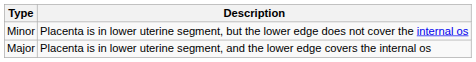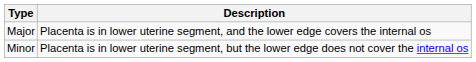rows swapped: (21, 31) <-> (21, 48)
